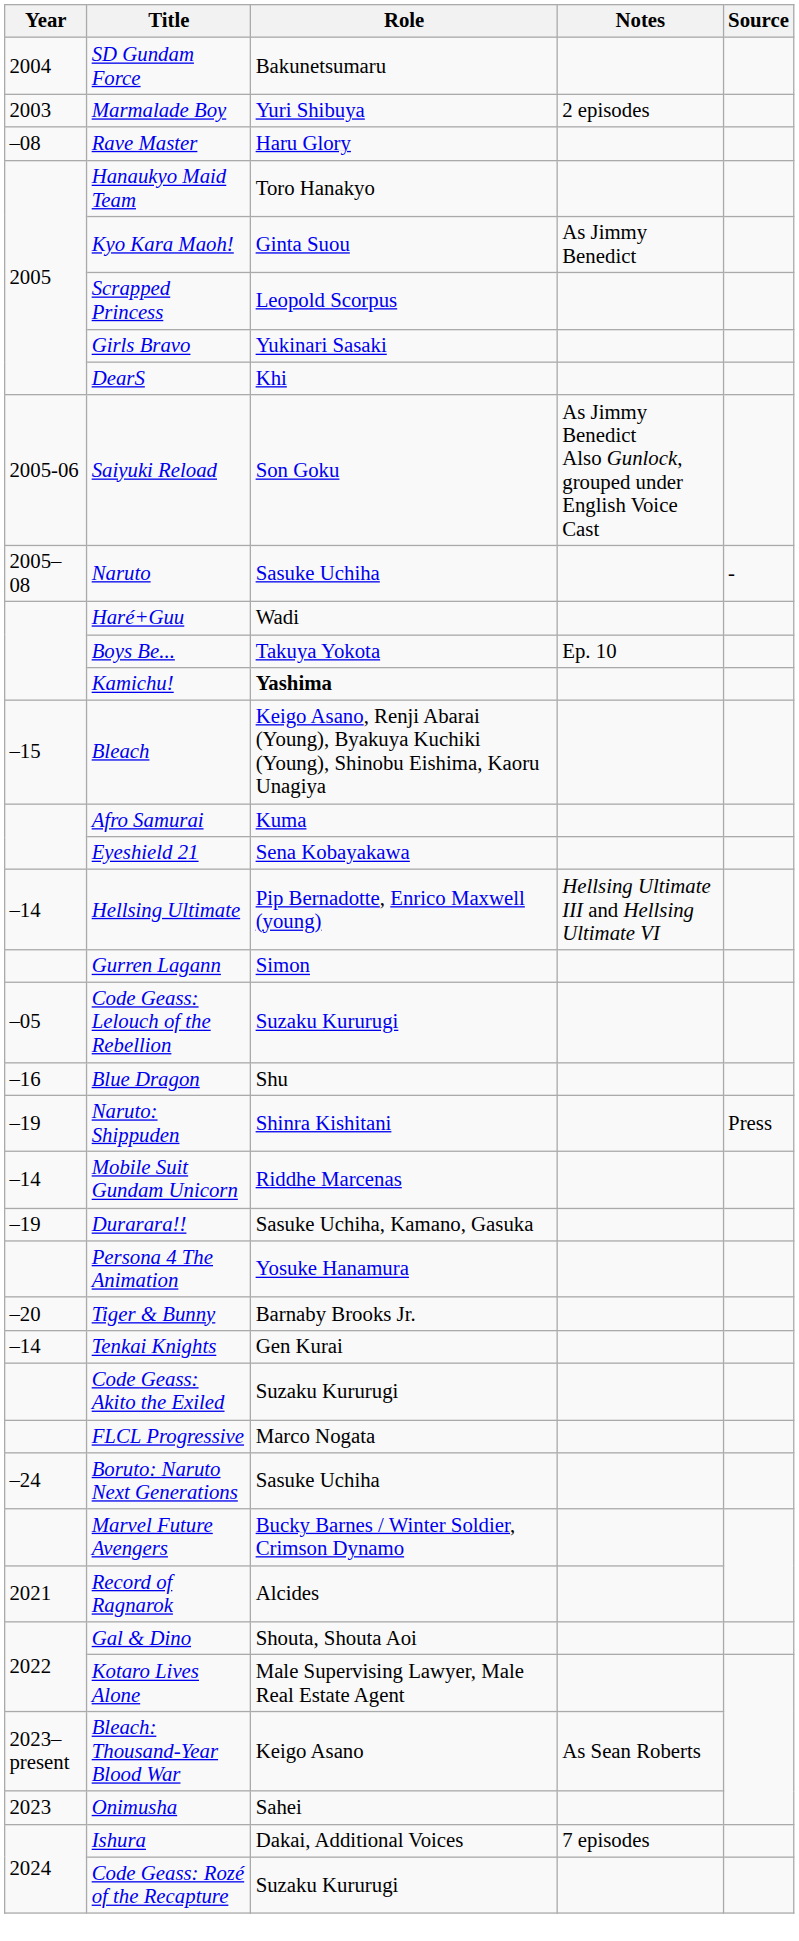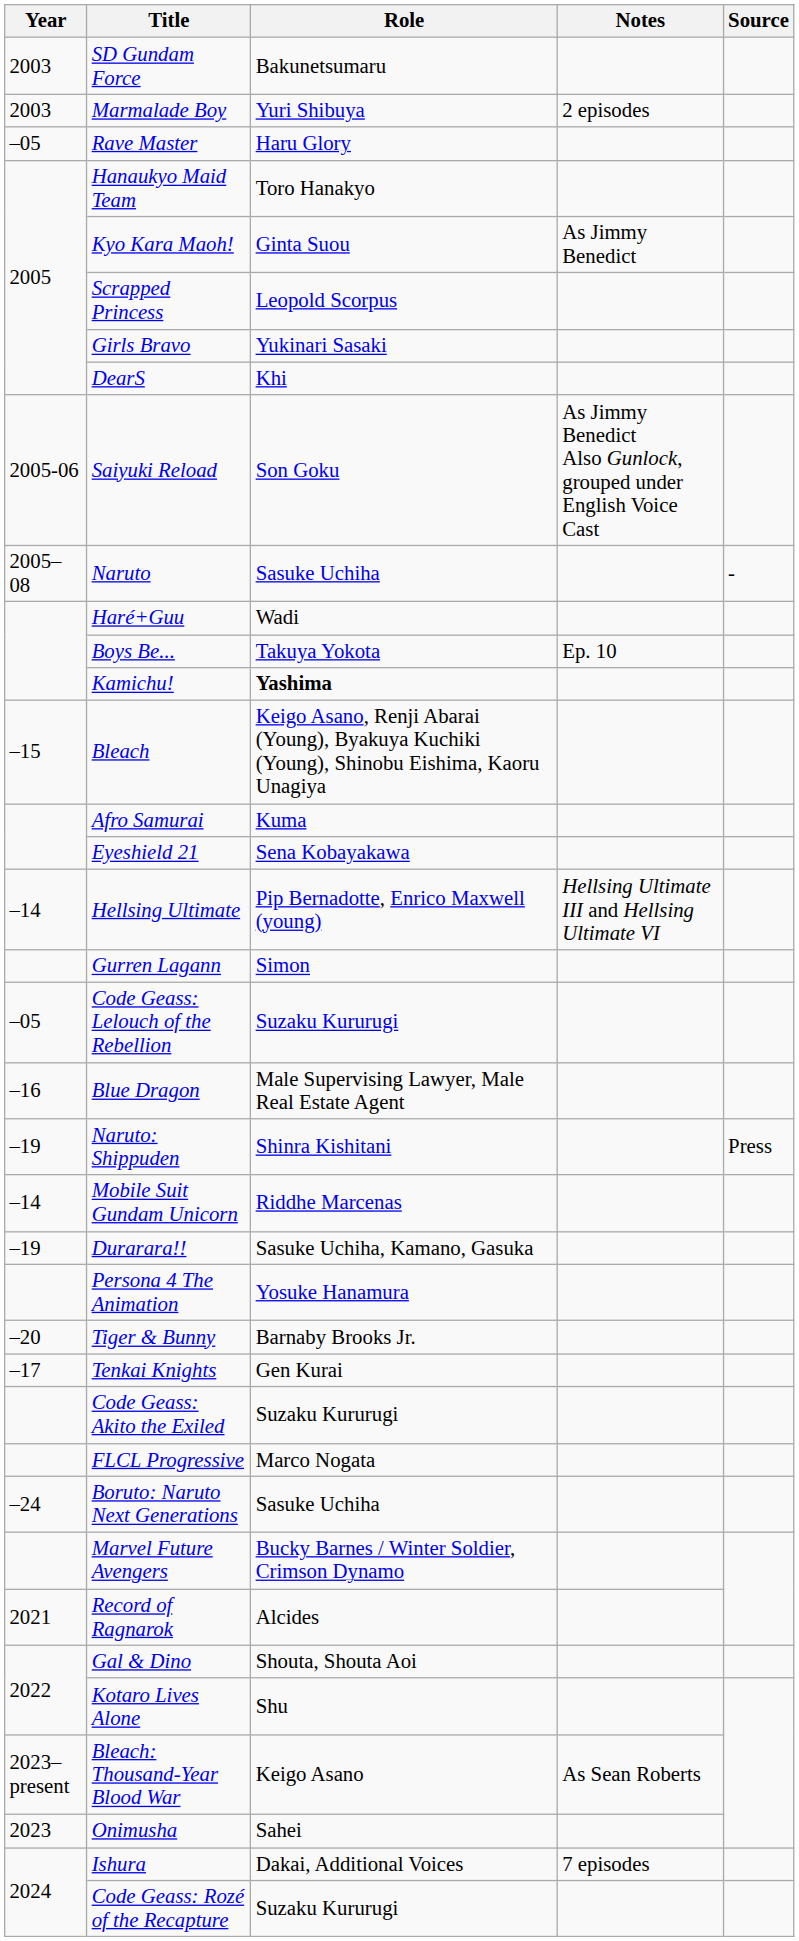(30, 65) 2004 -> (30, 65) 2003
(25, 143) –08 -> (25, 143) –05
(272, 1078) Shu -> (390, 1090) Male Supervising Lawyer, Male Real Estate Agent
(25, 1346) –14 -> (25, 1370) –17
(390, 1682) Male Supervising Lawyer, Male Real Estate Agent -> (272, 1706) Shu
